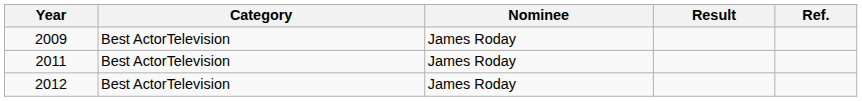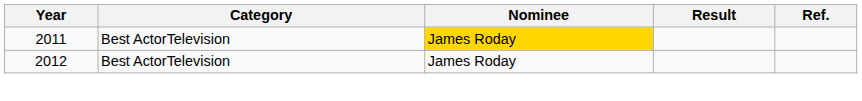- row: (51, 38)
(472, 61) no background -> (472, 38) gold background
